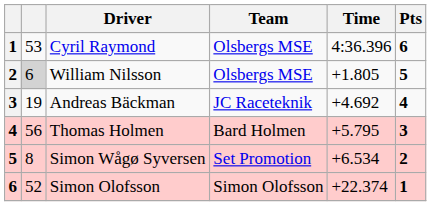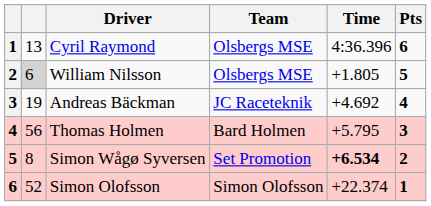(33, 46) 53 -> (33, 46) 13
(355, 159) normal -> (355, 159) bold
